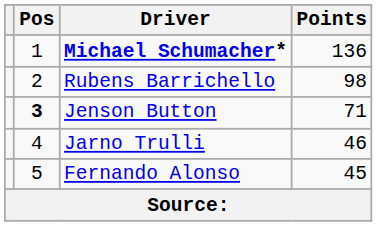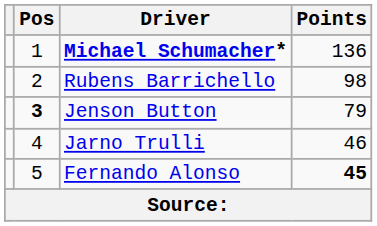(355, 113) 71 -> (355, 113) 79
(355, 174) normal -> (355, 174) bold
